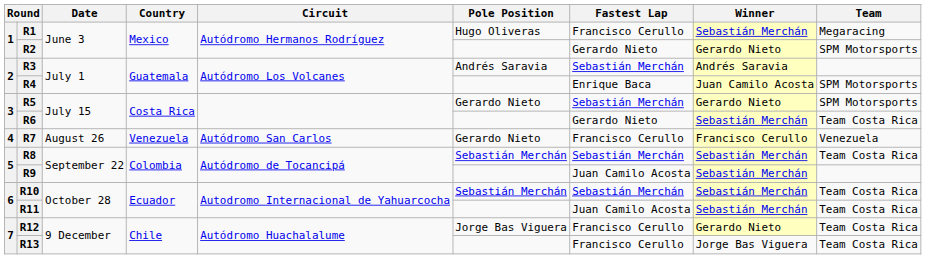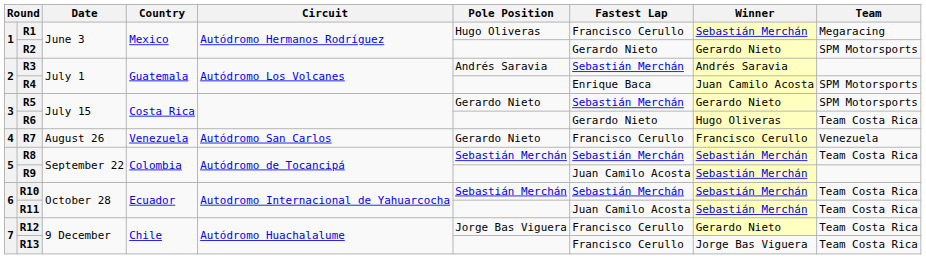(752, 120) Sebastián Merchán -> (738, 120) Hugo Oliveras
